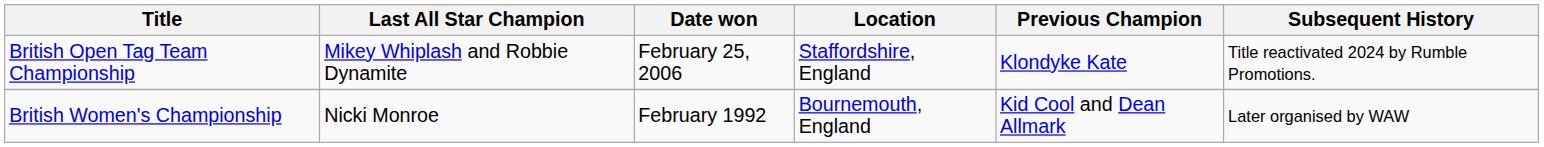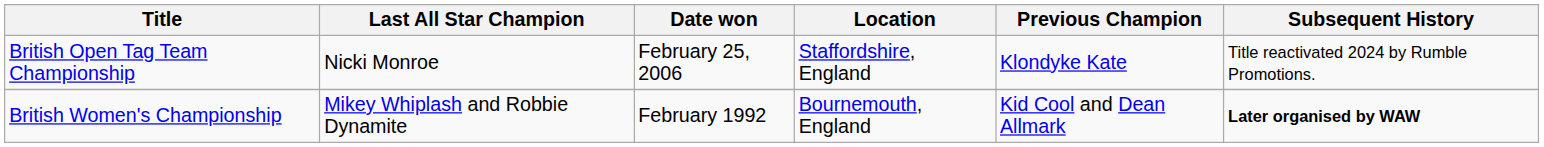(446, 62) Mikey Whiplash and Robbie Dynamite -> (382, 62) Nicki Monroe
(382, 115) Nicki Monroe -> (446, 115) Mikey Whiplash and Robbie Dynamite
(1319, 116) normal -> (1324, 115) bold
